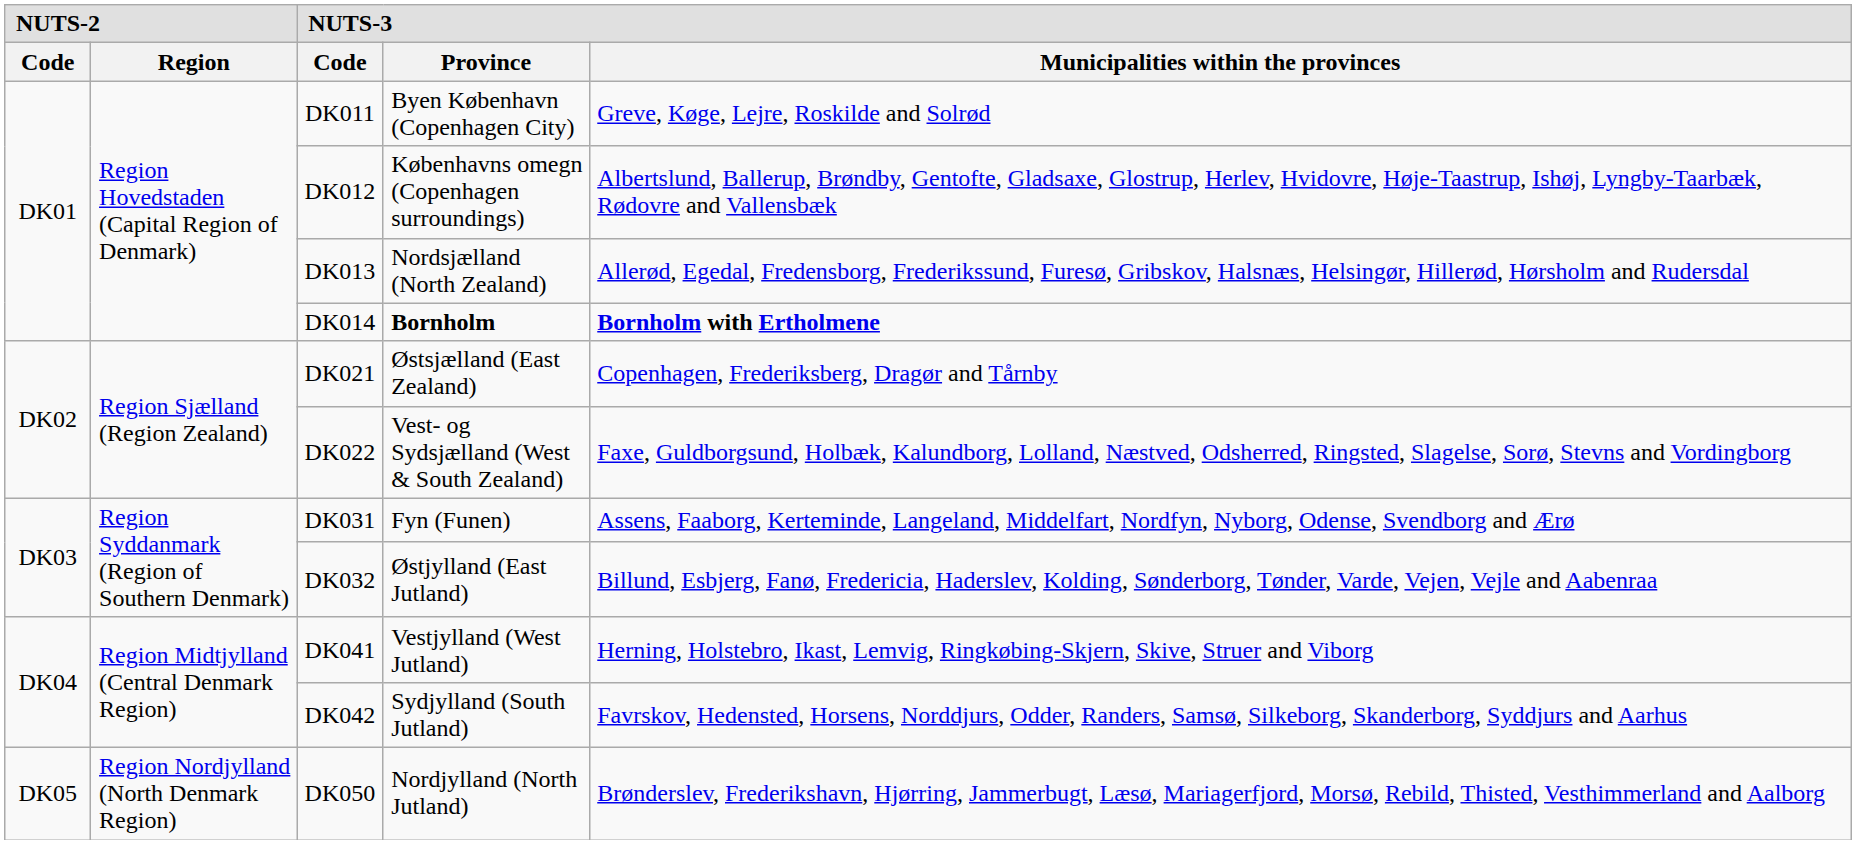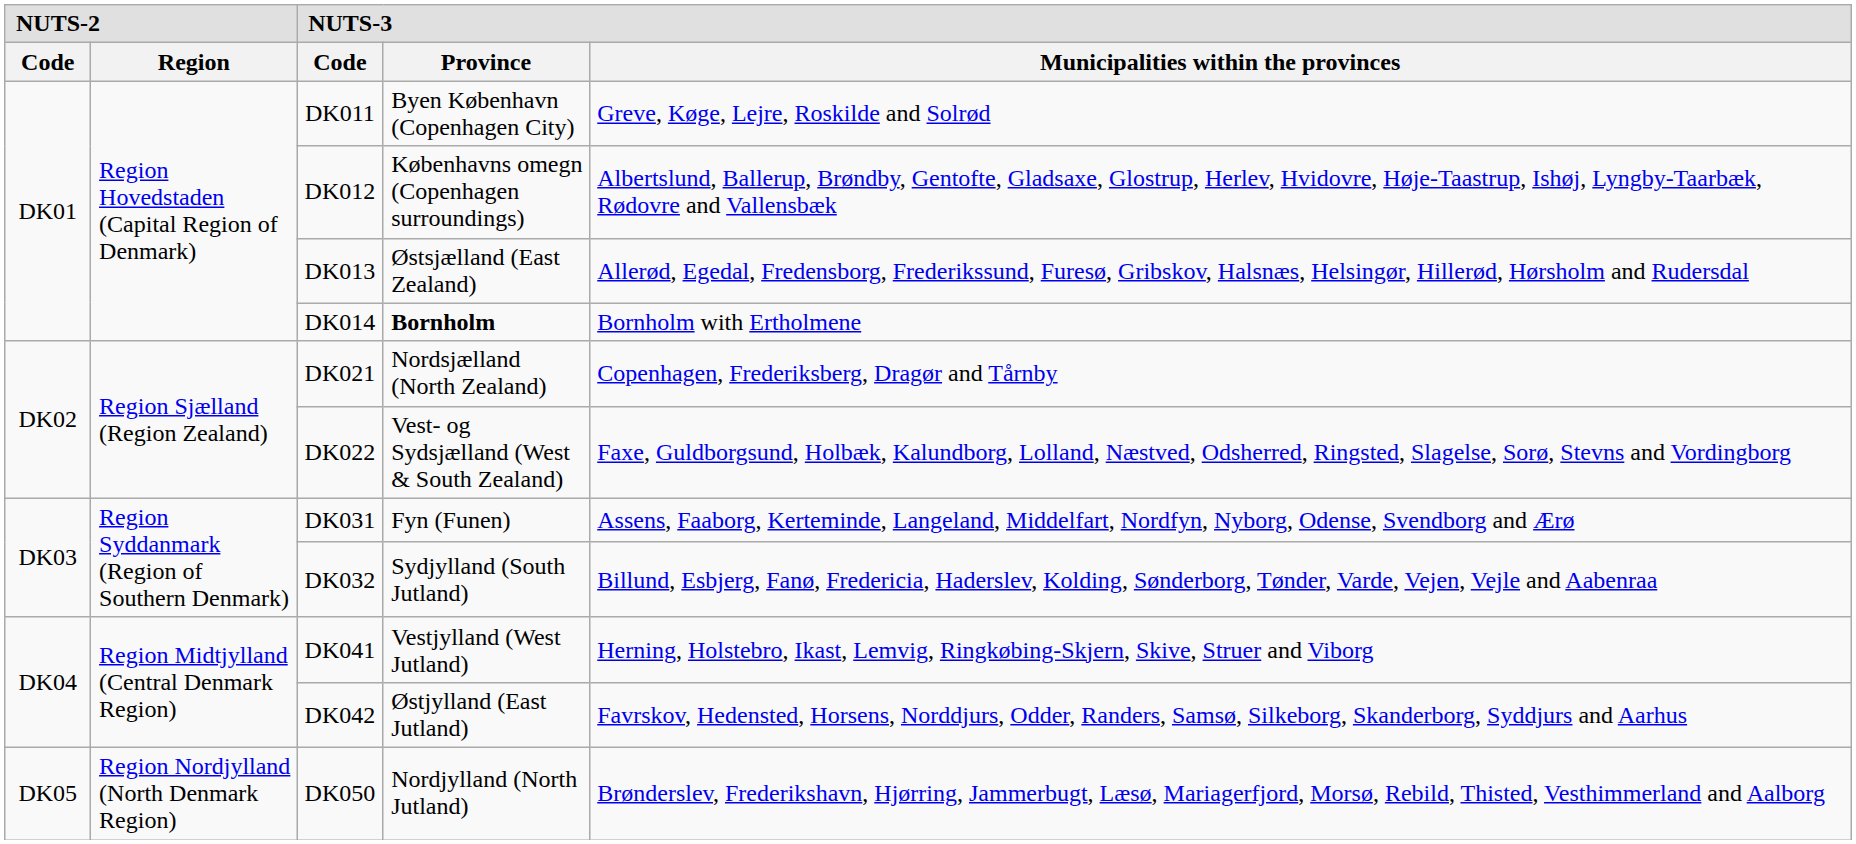(469, 270) Nordsjælland (North Zealand) -> (476, 270) Østsjælland (East Zealand)
(739, 321) bold -> (729, 321) normal
(476, 373) Østsjælland (East Zealand) -> (469, 373) Nordsjælland (North Zealand)
(469, 579) Østjylland (East Jutland) -> (478, 579) Sydjylland (South Jutland)
(478, 714) Sydjylland (South Jutland) -> (469, 714) Østjylland (East Jutland)
